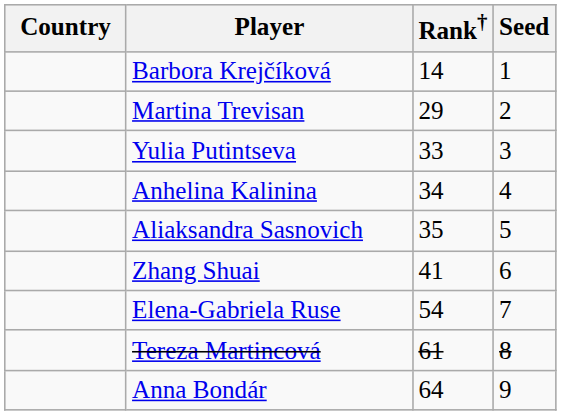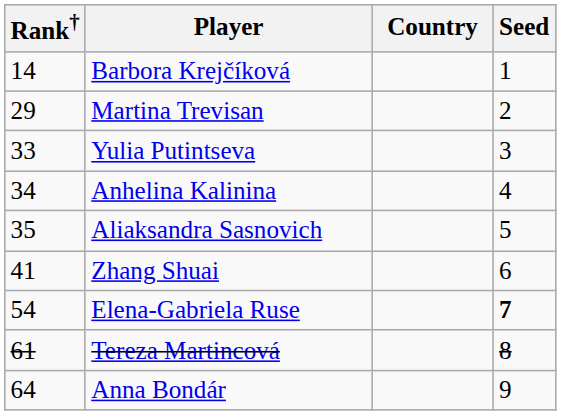columns swapped: (66, 27) <-> (453, 27)
(505, 310) normal -> (505, 310) bold
